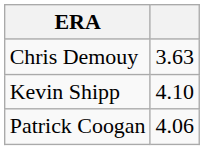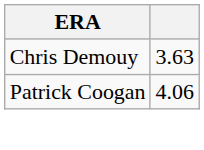- row: (65, 91)
